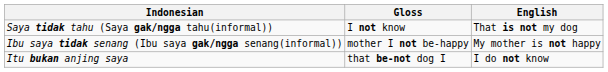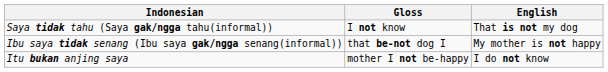(408, 44) mother I not be-happy -> (396, 44) that be-not dog I
(396, 59) that be-not dog I -> (408, 59) mother I not be-happy
